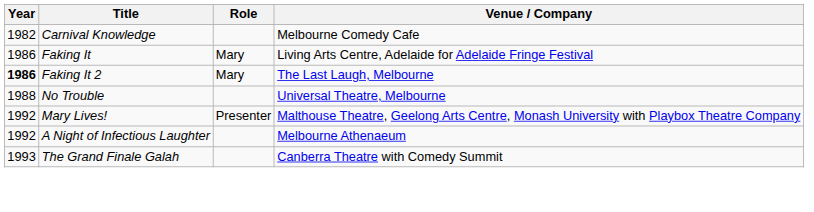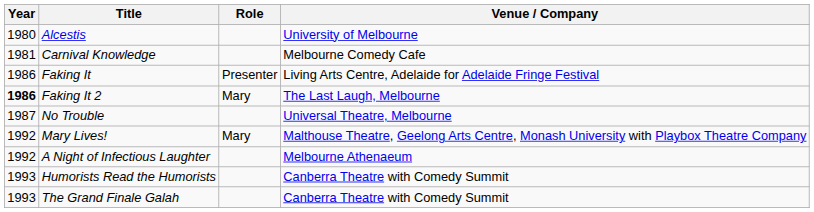+ row: (64, 34)
(22, 34) 1982 -> (22, 55) 1981
(230, 55) Mary -> (250, 75) Presenter
(22, 95) 1988 -> (22, 116) 1987
(244, 116) Presenter -> (236, 136) Mary
+ row: (129, 177)
